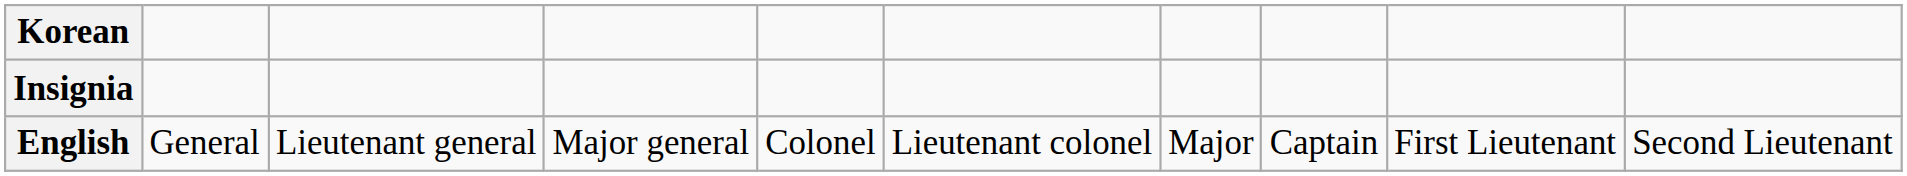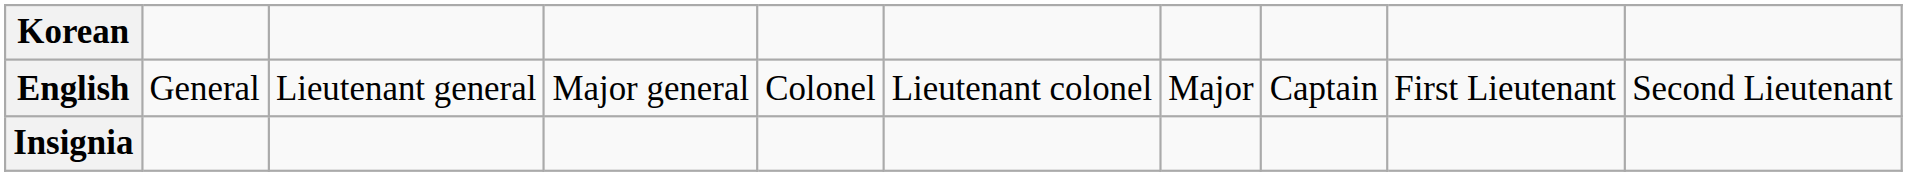rows swapped: (73, 142) <-> (73, 87)
